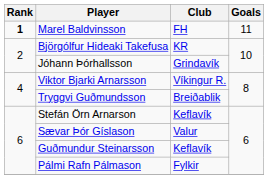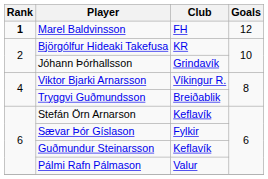(246, 30) 11 -> (246, 30) 12
(185, 132) Valur -> (186, 132) Fylkir
(186, 166) Fylkir -> (185, 166) Valur
